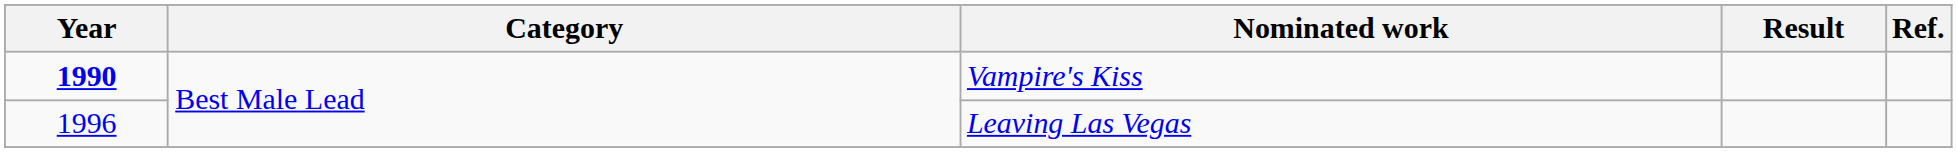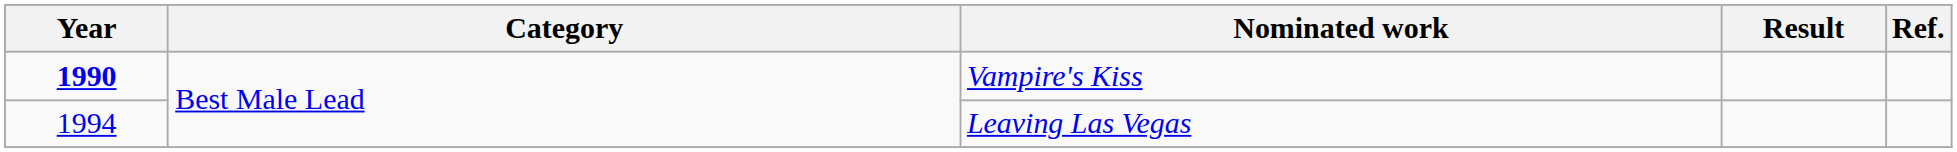(87, 123) 1996 -> (87, 123) 1994
